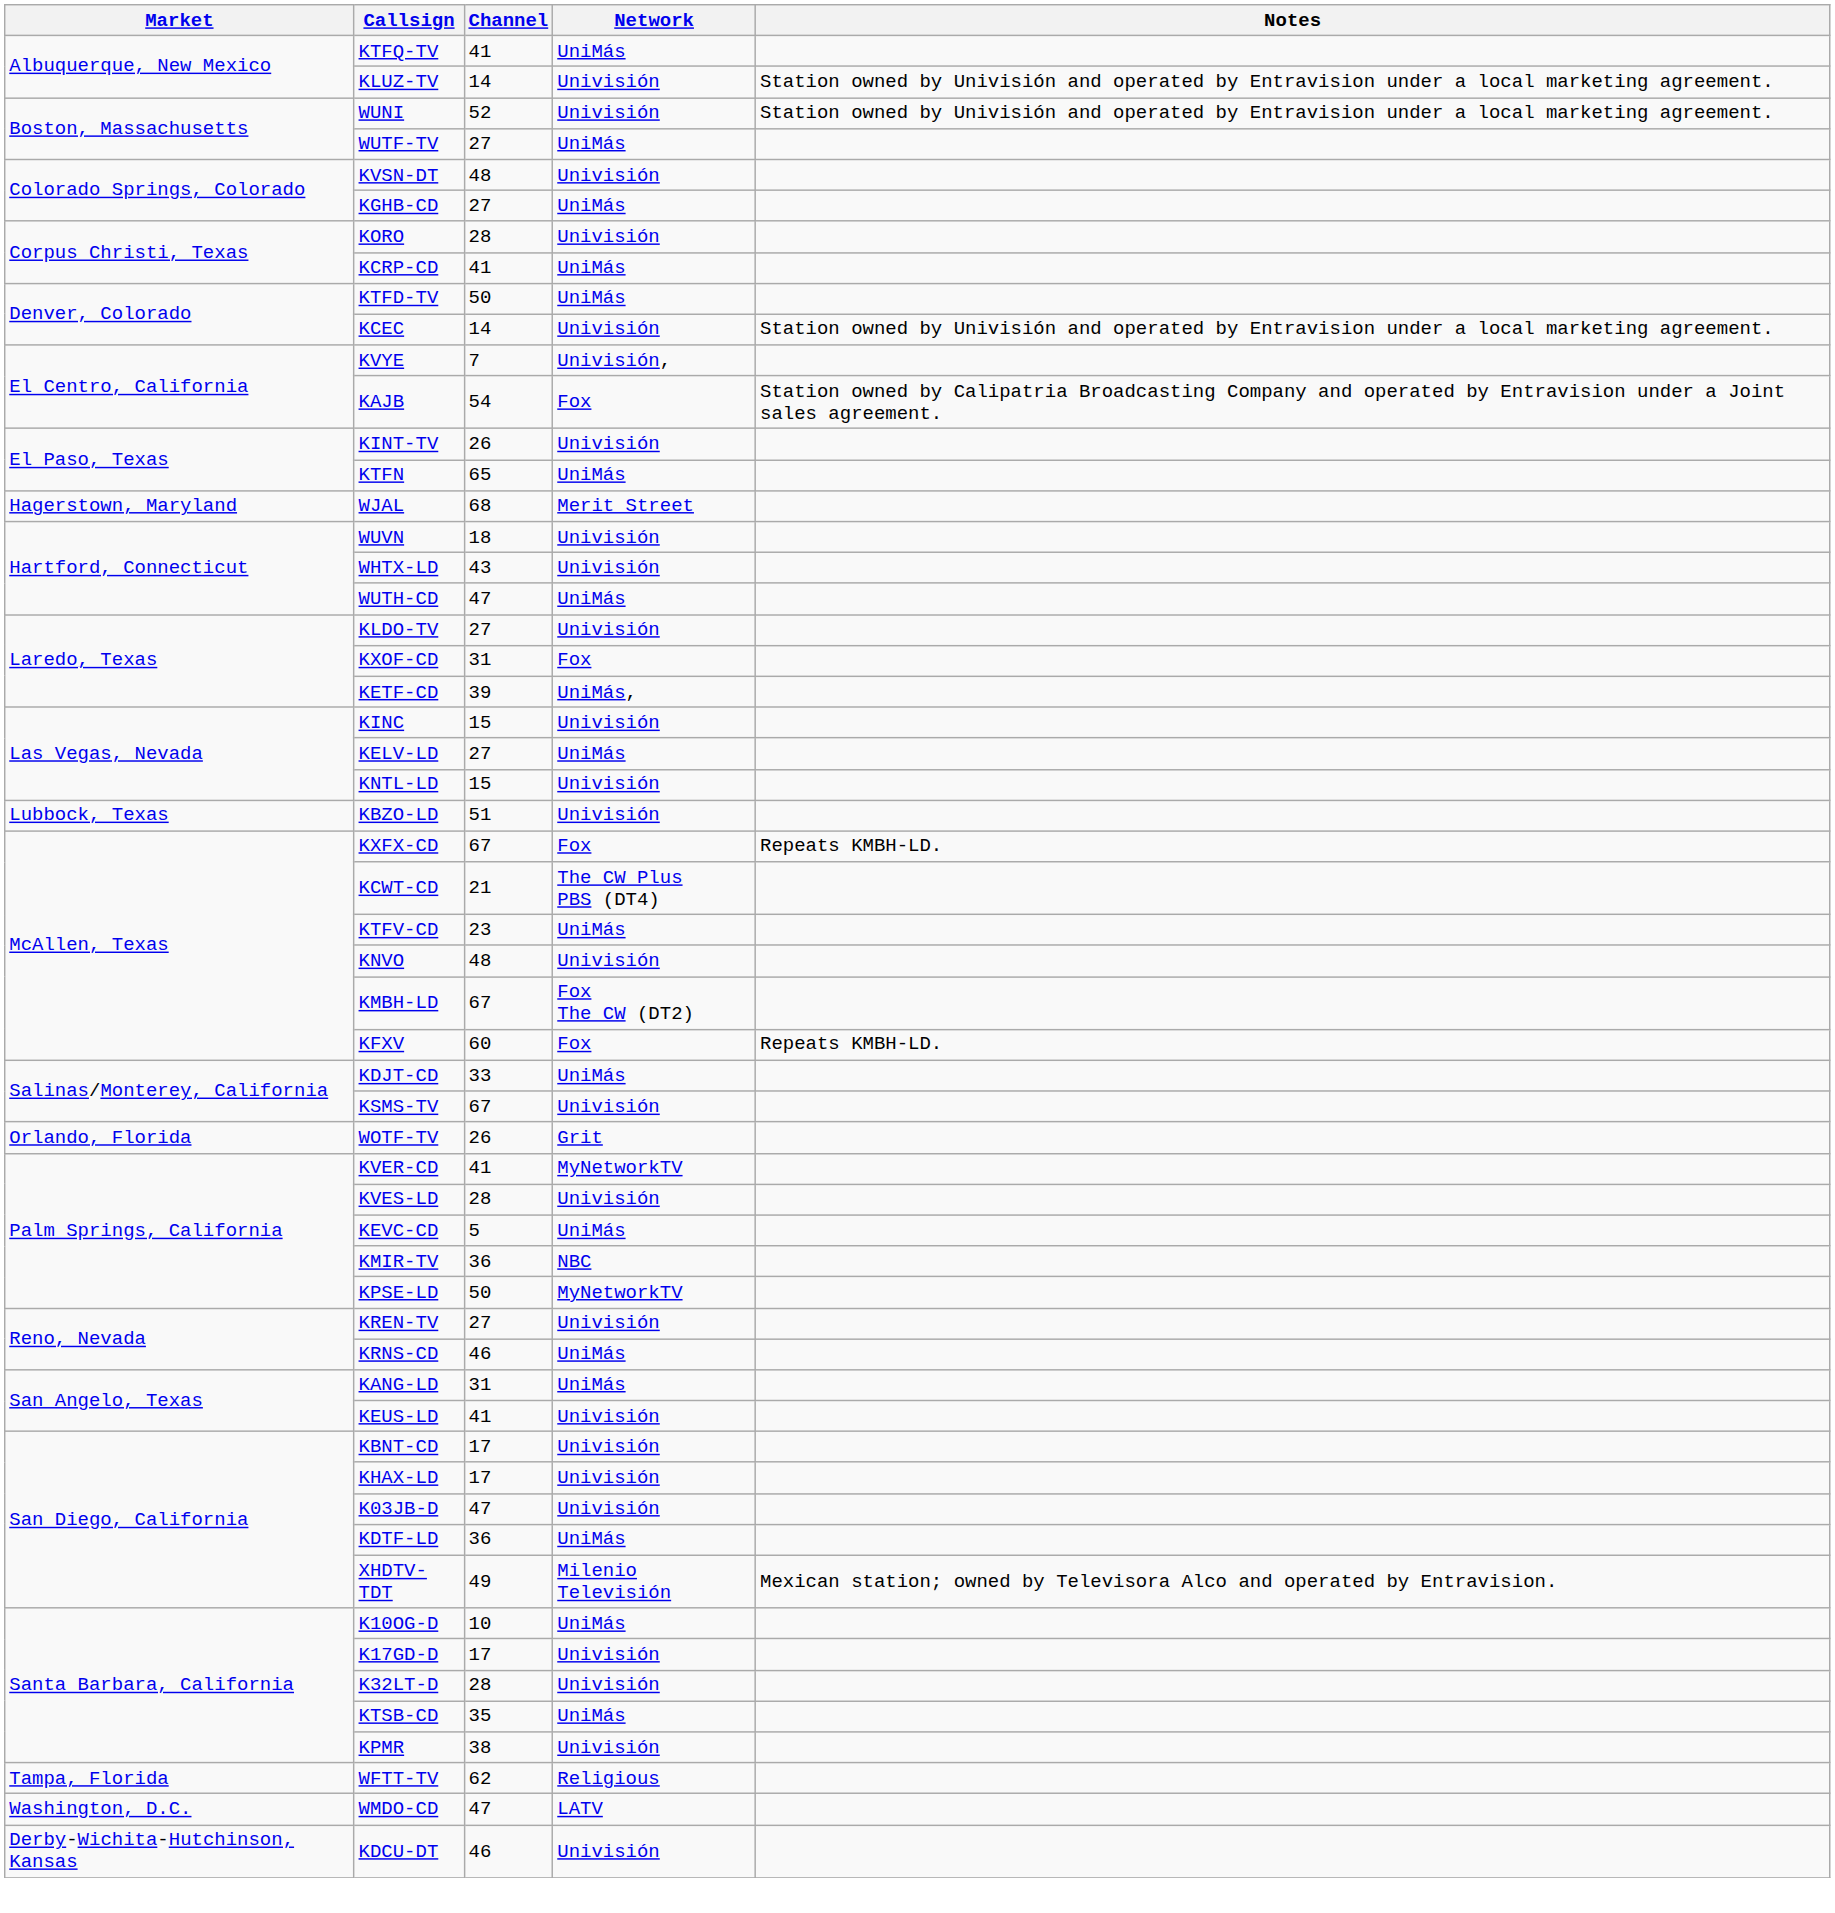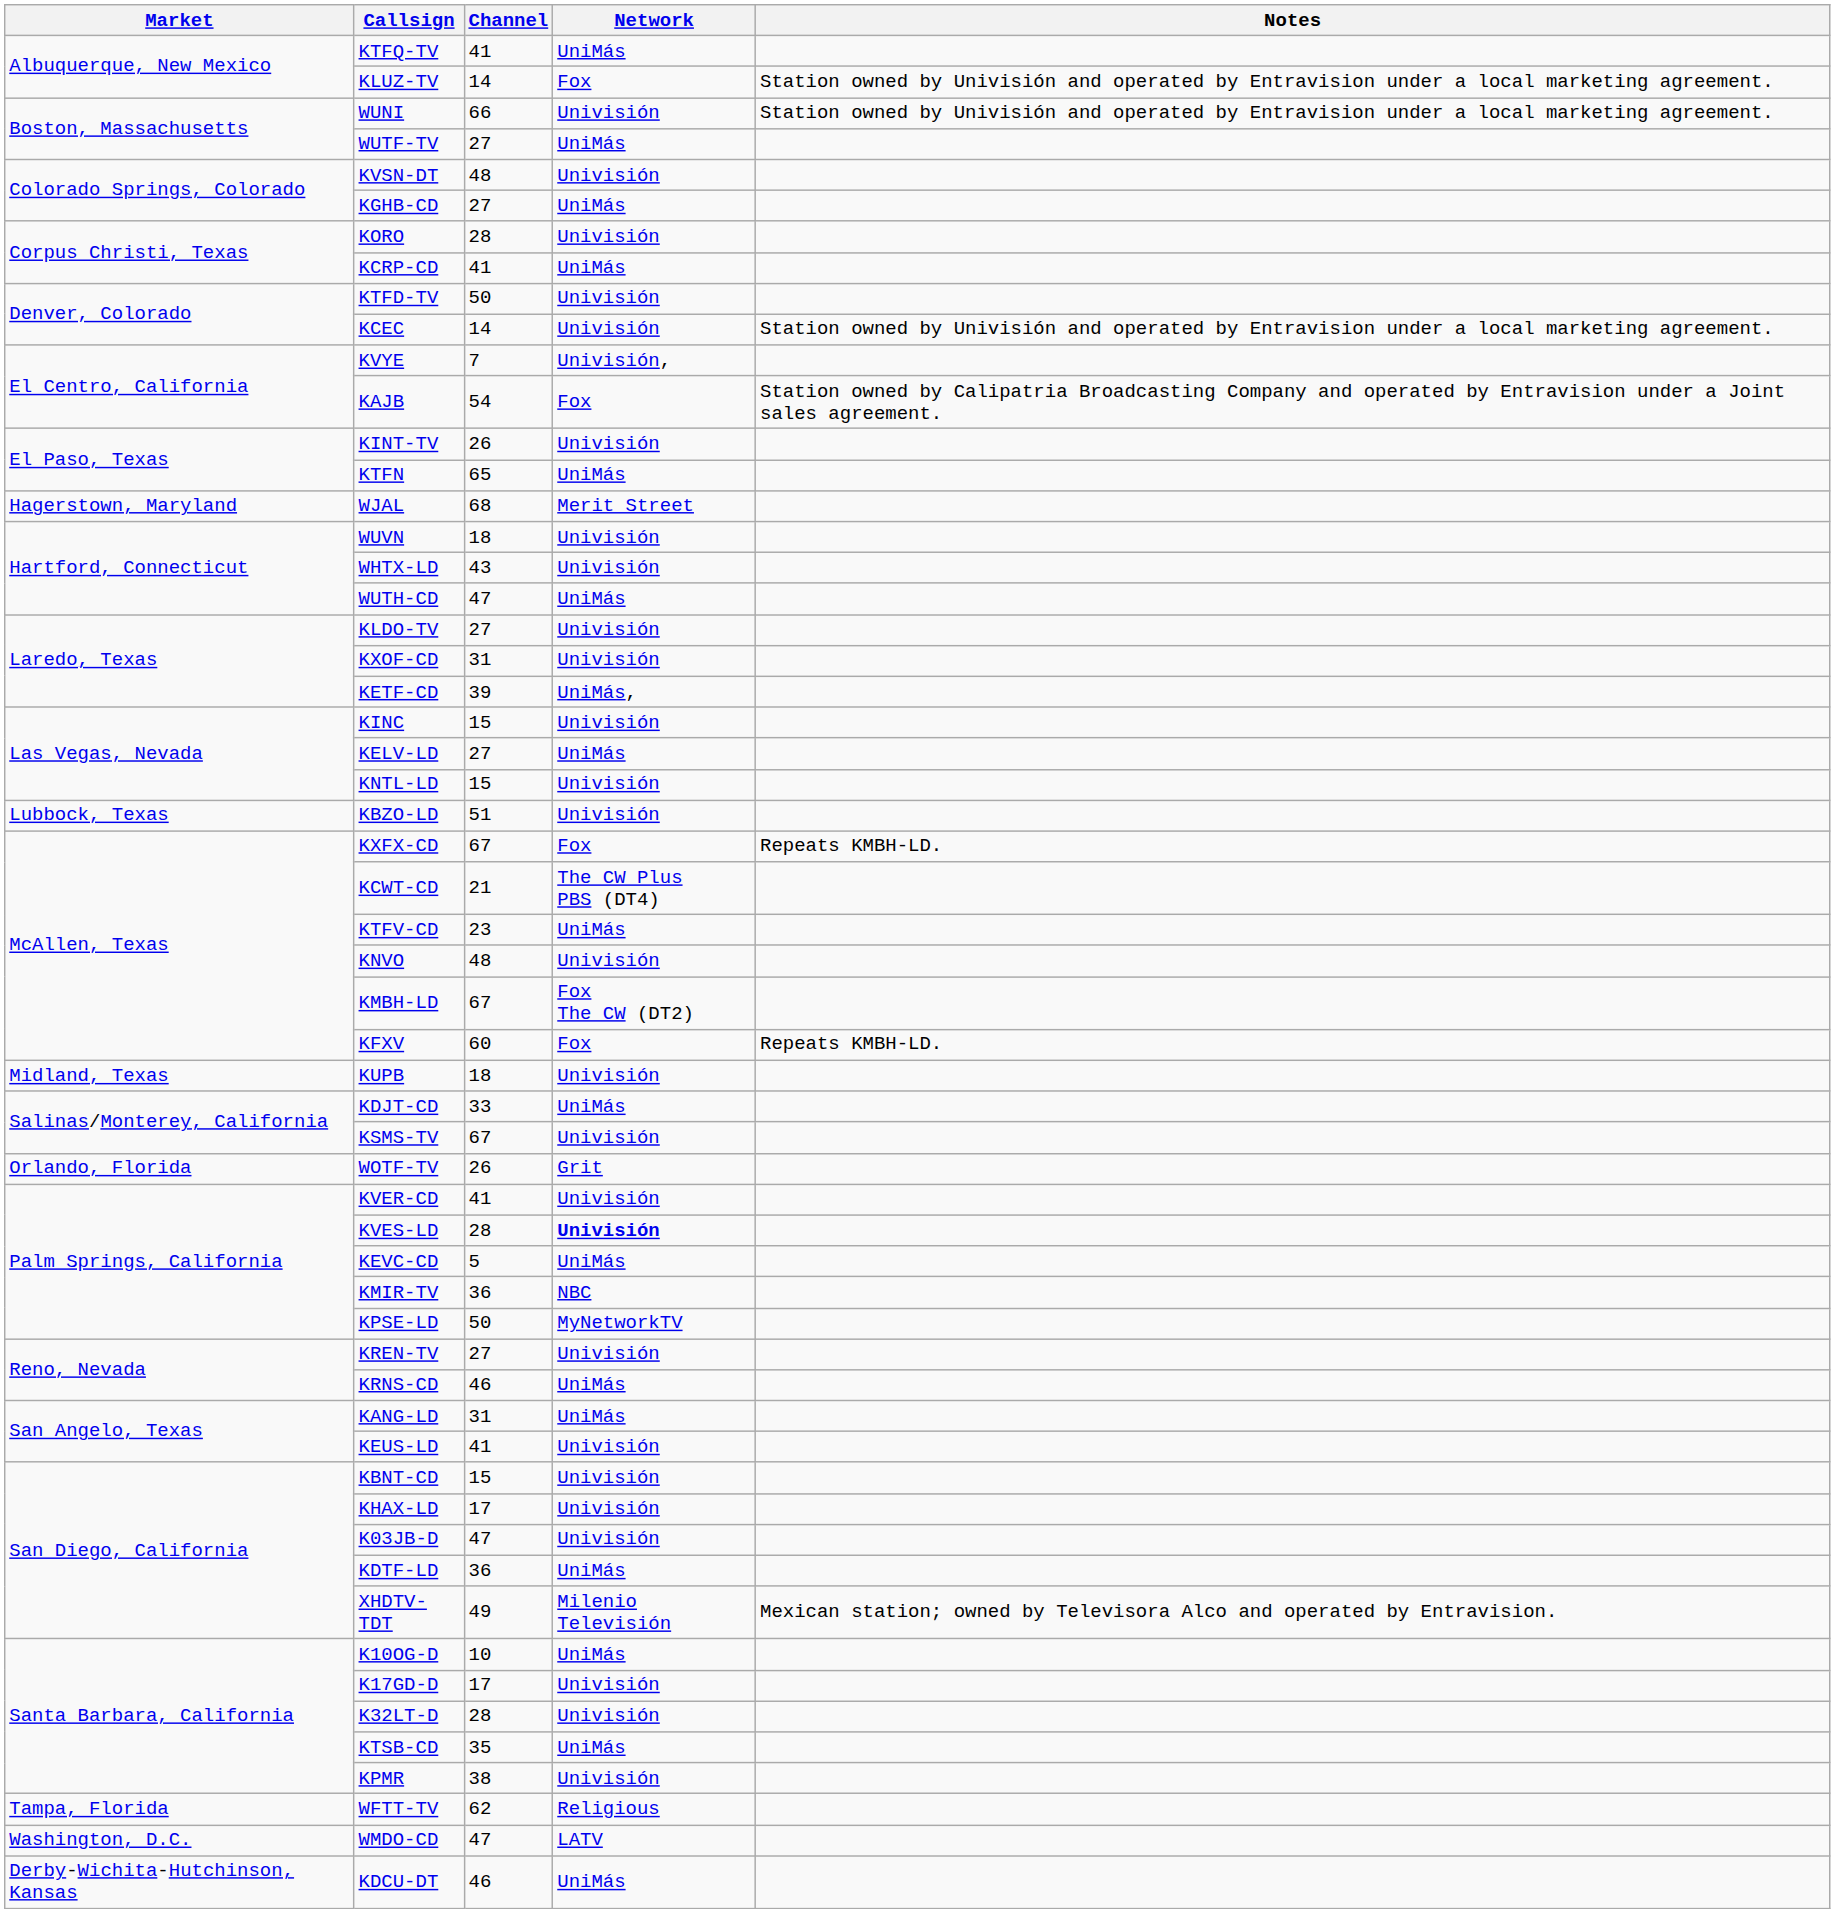(609, 82) Univisión -> (574, 82) Fox
(480, 113) 52 -> (480, 113) 66
(591, 299) UniMás -> (609, 299) Univisión
(574, 661) Fox -> (609, 661) Univisión
+ row: (381, 1076)
(620, 1169) MyNetworkTV -> (609, 1200) Univisión
(609, 1200) normal -> (609, 1230) bold
(480, 1447) 17 -> (480, 1478) 15
(609, 1851) Univisión -> (591, 1882) UniMás
